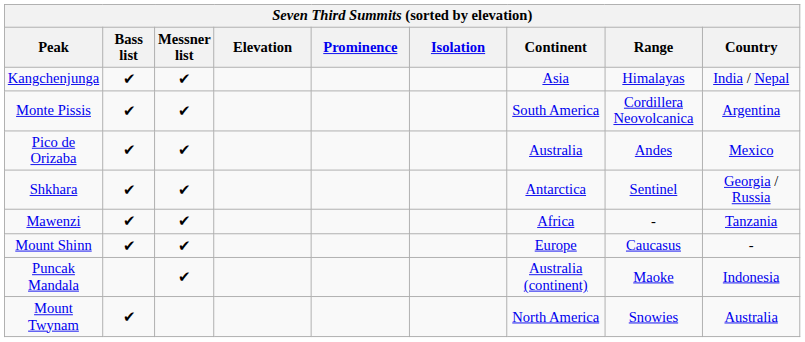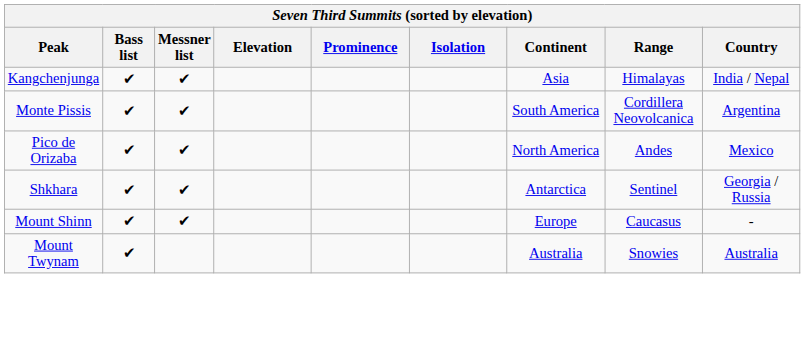(556, 150) Australia -> (556, 150) North America
- row: (53, 221)
- row: (53, 277)
(556, 316) North America -> (556, 253) Australia
